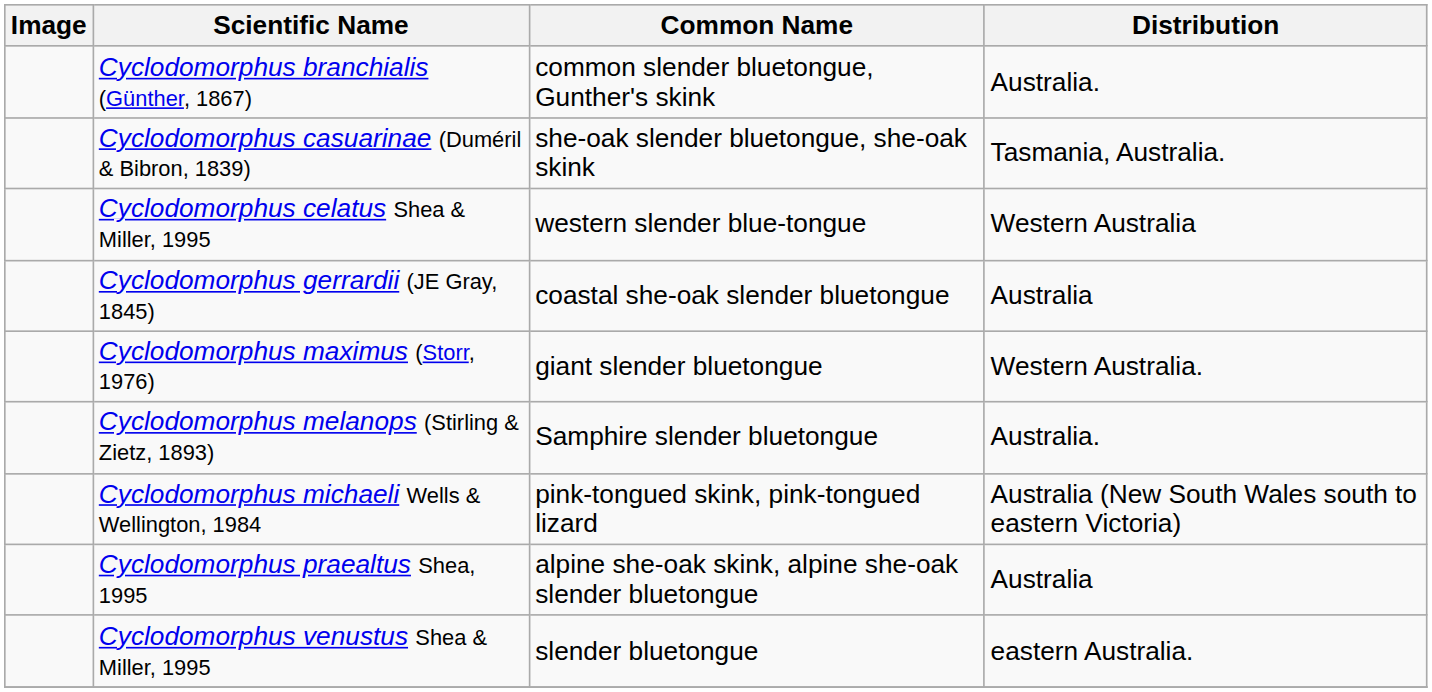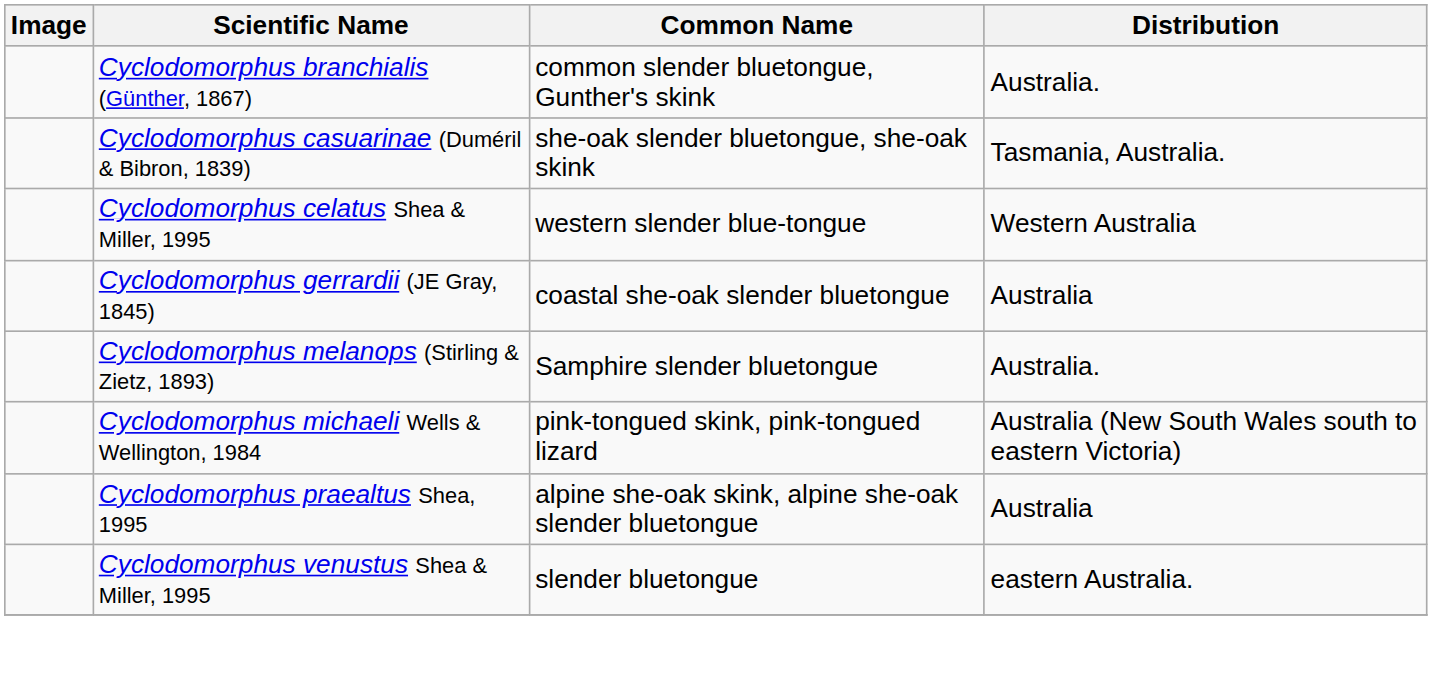- row: (287, 366)
